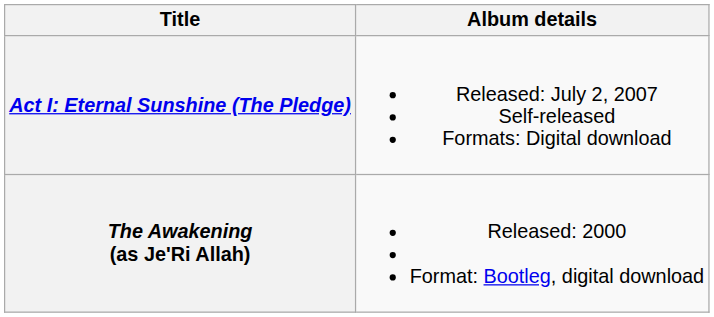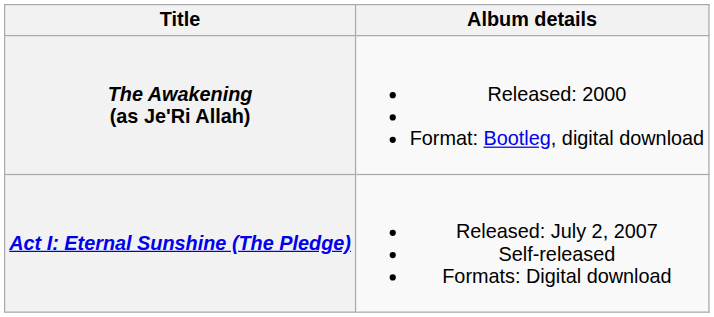rows swapped: (180, 243) <-> (180, 105)
